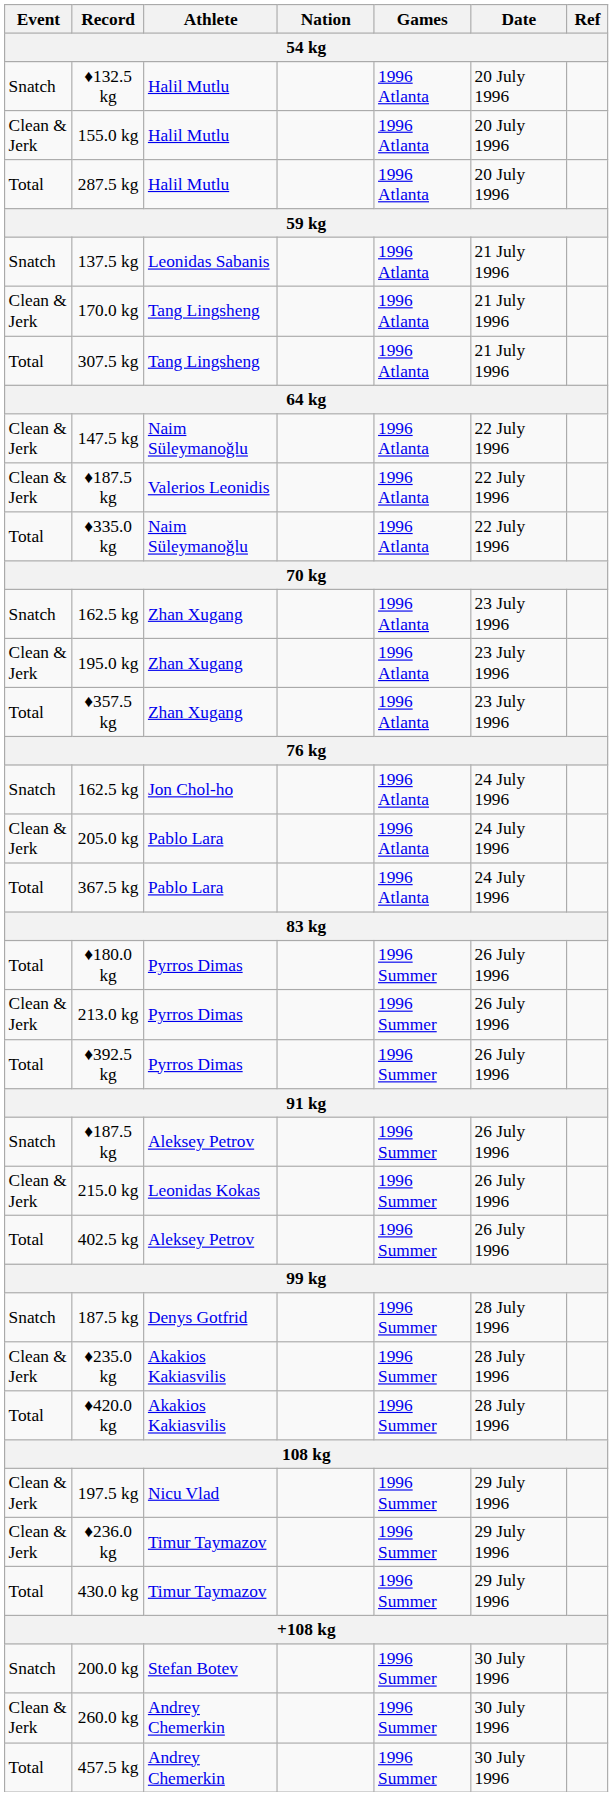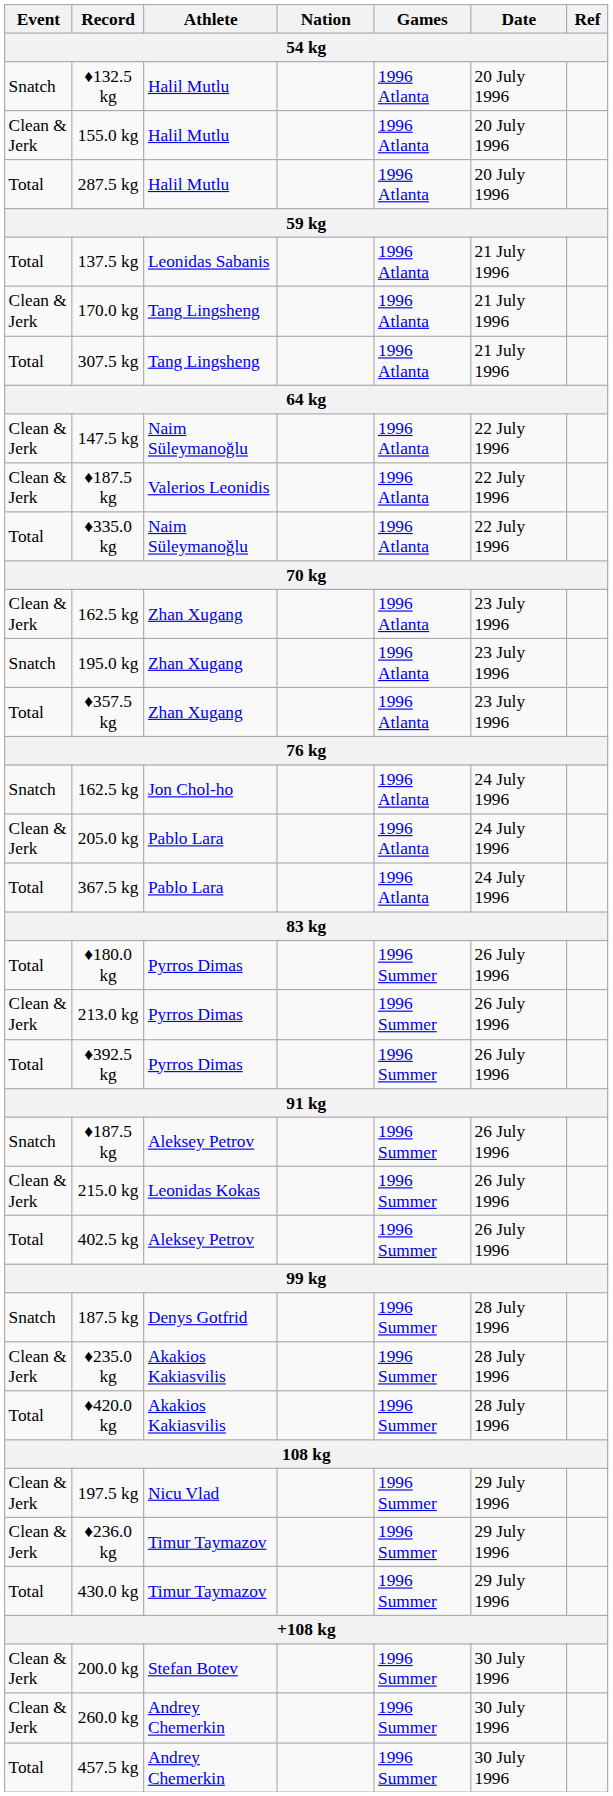(32, 262) Snatch -> (26, 262) Total
(32, 613) Snatch -> (38, 613) Clean & Jerk
(38, 663) Clean & Jerk -> (32, 663) Snatch
(32, 1668) Snatch -> (38, 1668) Clean & Jerk
